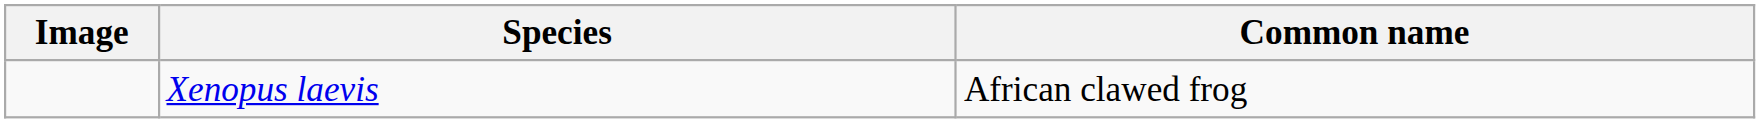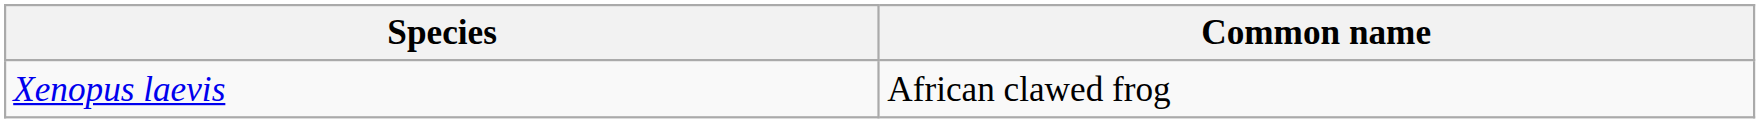- column: (82, 32)
